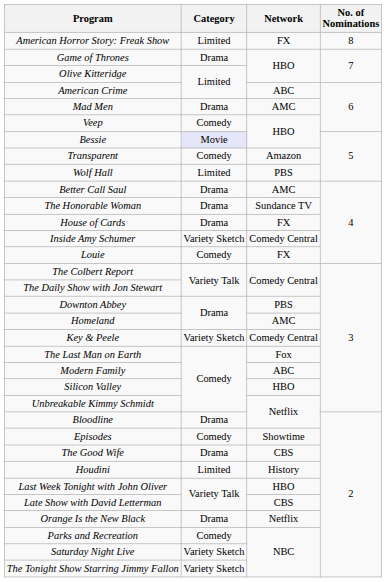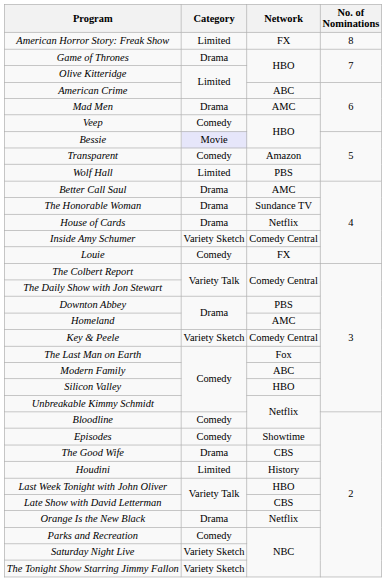(284, 222) FX -> (284, 222) Netflix
(214, 420) Drama -> (214, 420) Comedy
